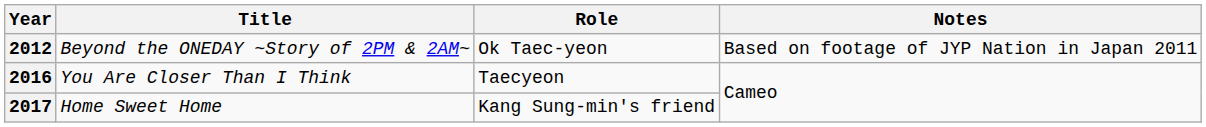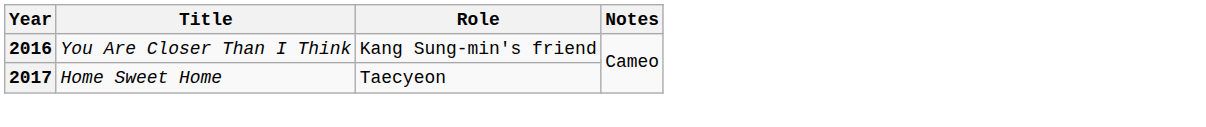- row: (31, 49)
(521, 78) Taecyeon -> (478, 49) Kang Sung-min's friend
(597, 107) Kang Sung-min's friend -> (403, 78) Taecyeon
